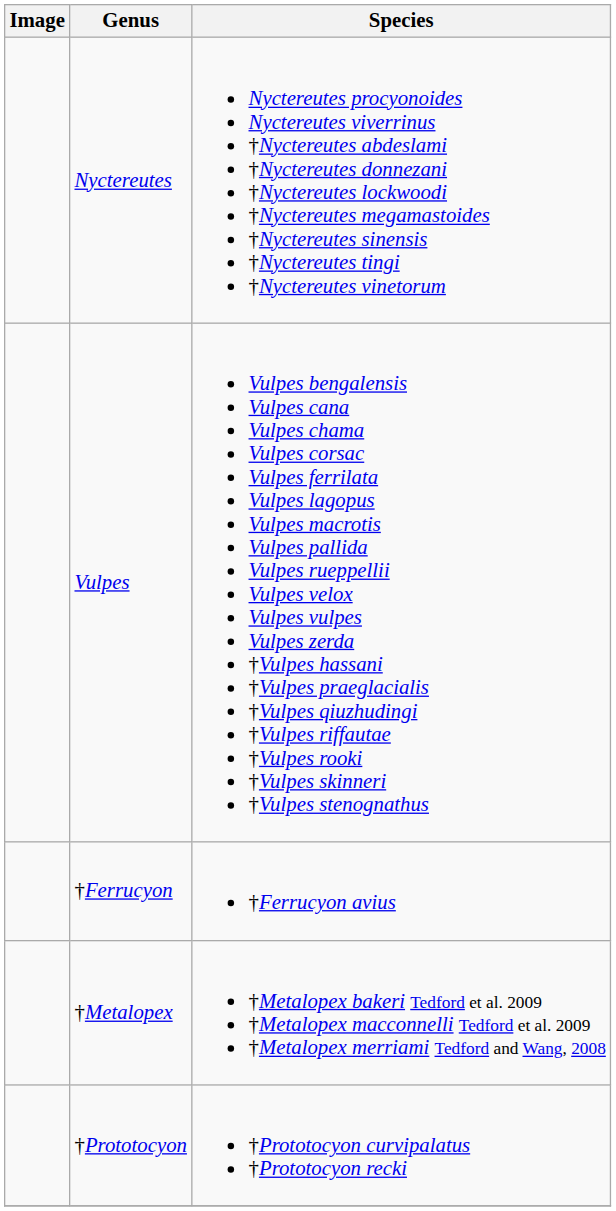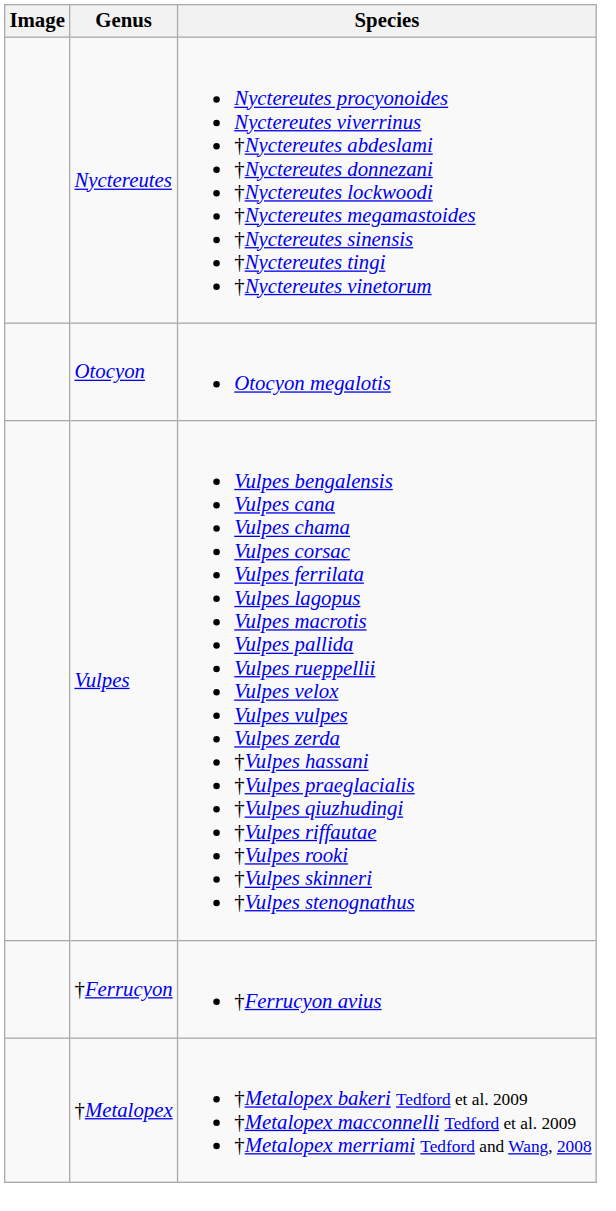+ row: (110, 371)
- row: (131, 1145)
